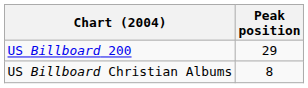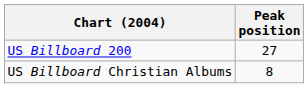(269, 51) 29 -> (269, 51) 27
